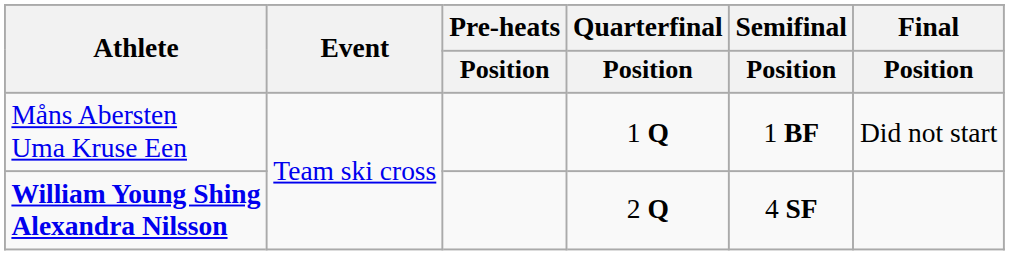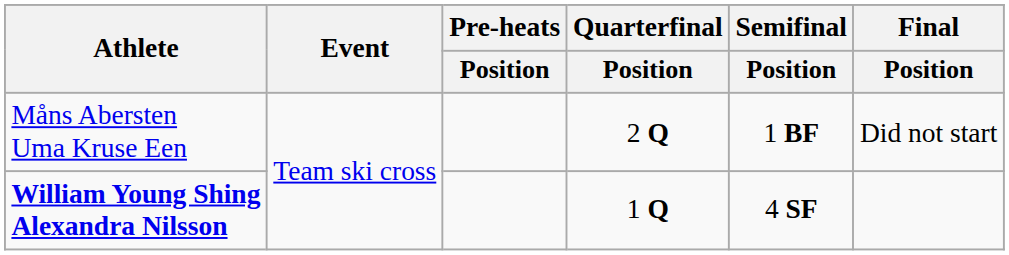(648, 132) 1 Q -> (648, 132) 2 Q
(648, 209) 2 Q -> (648, 209) 1 Q
